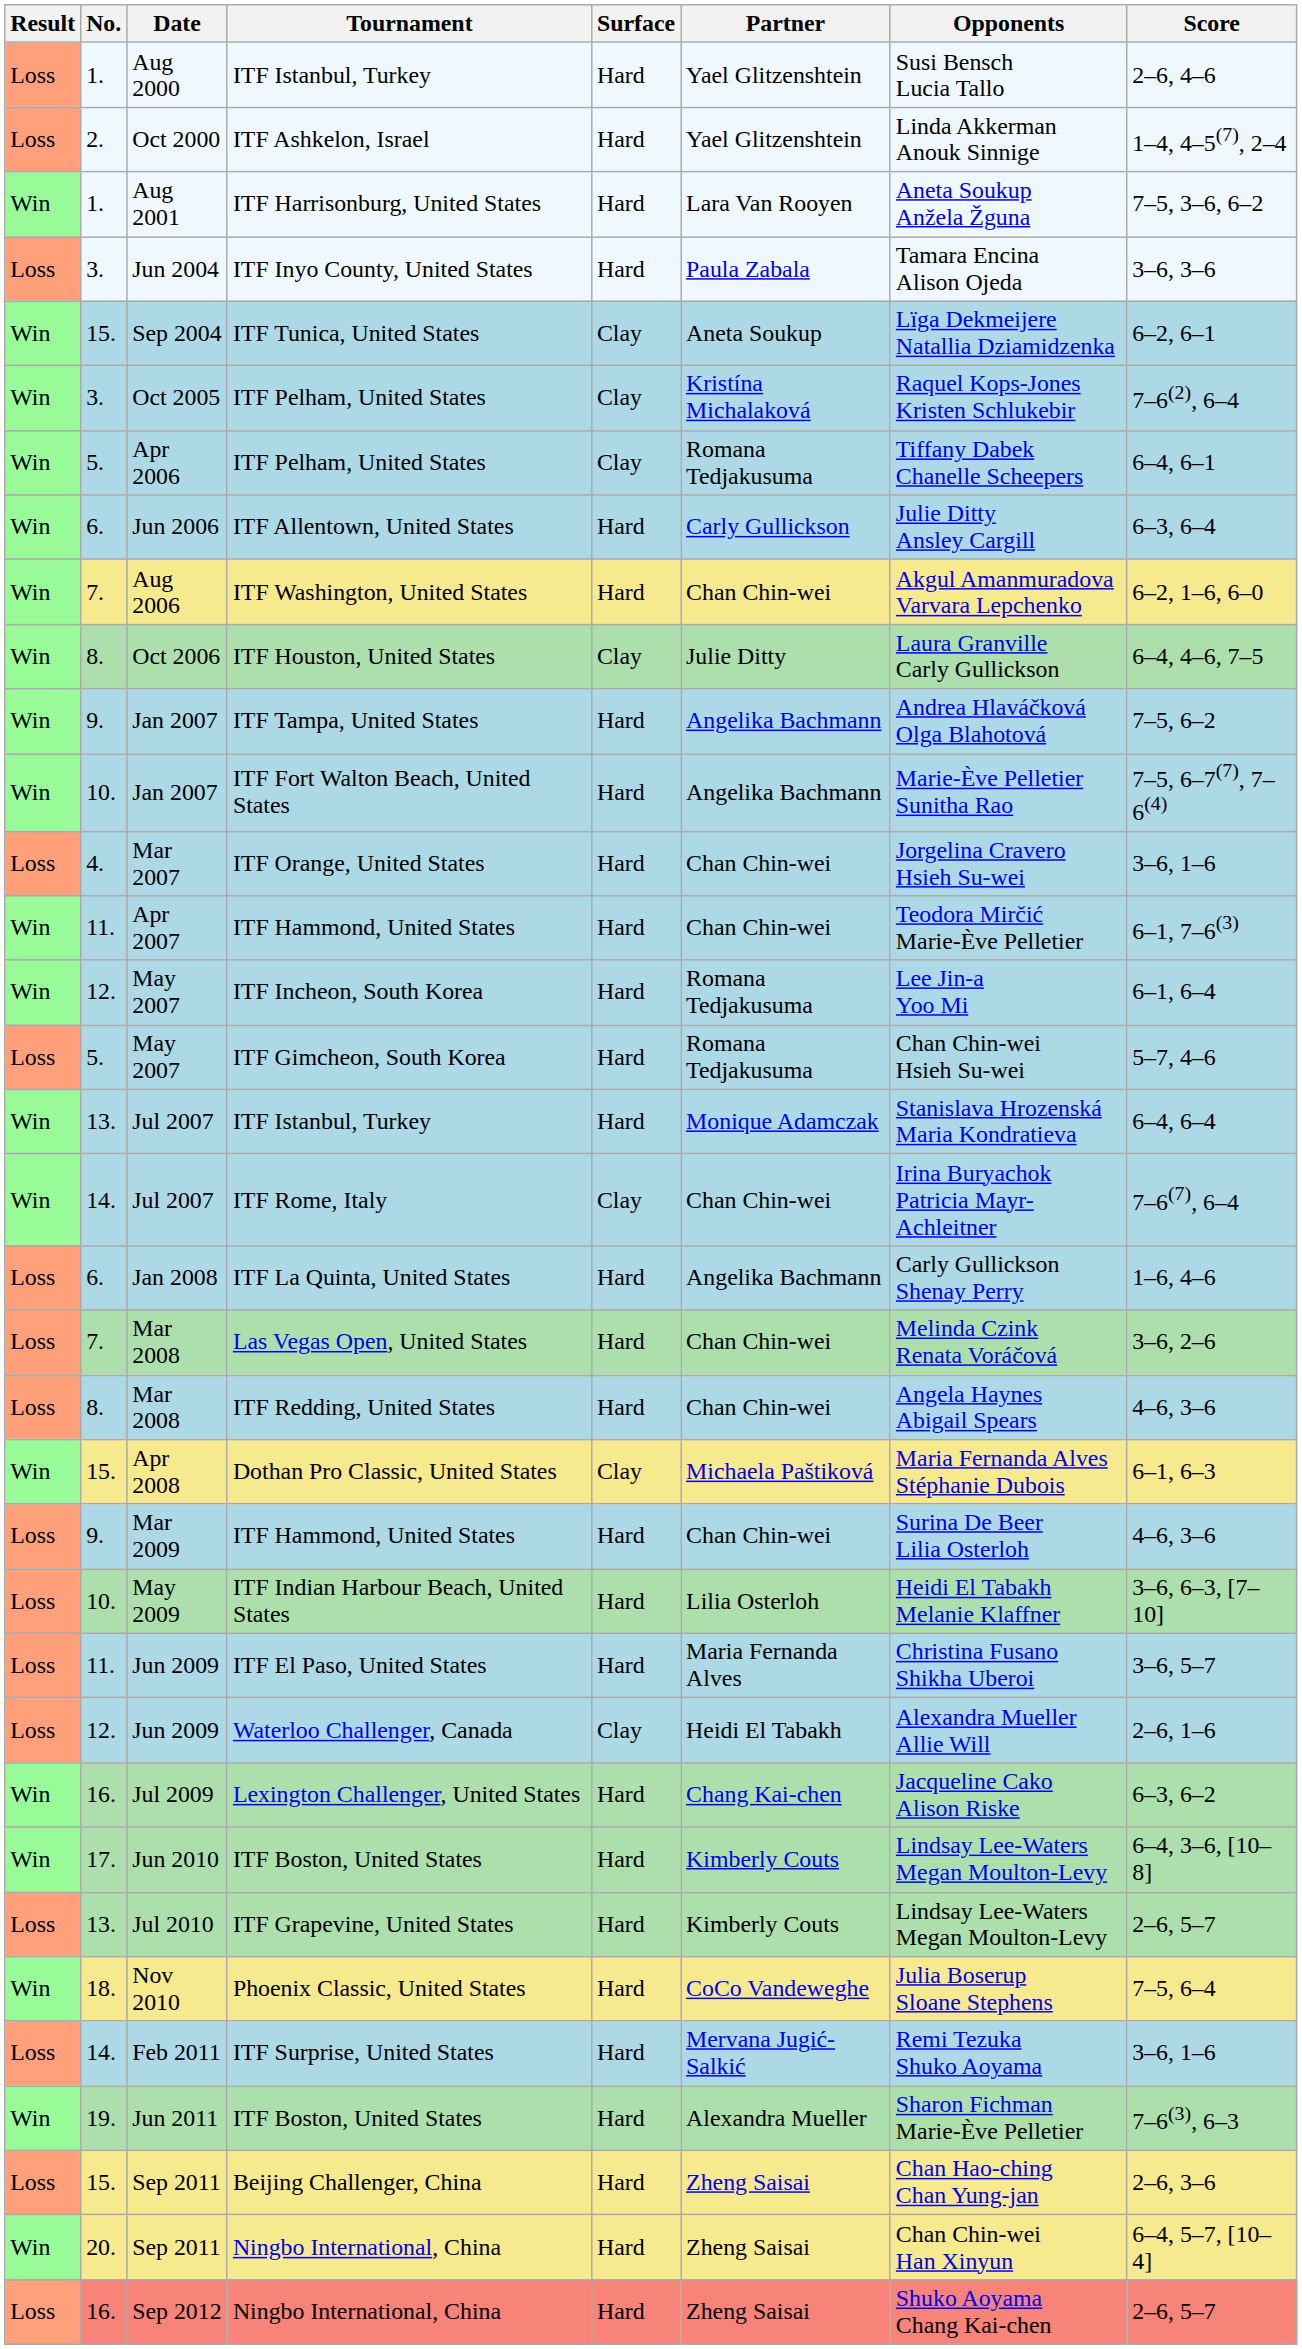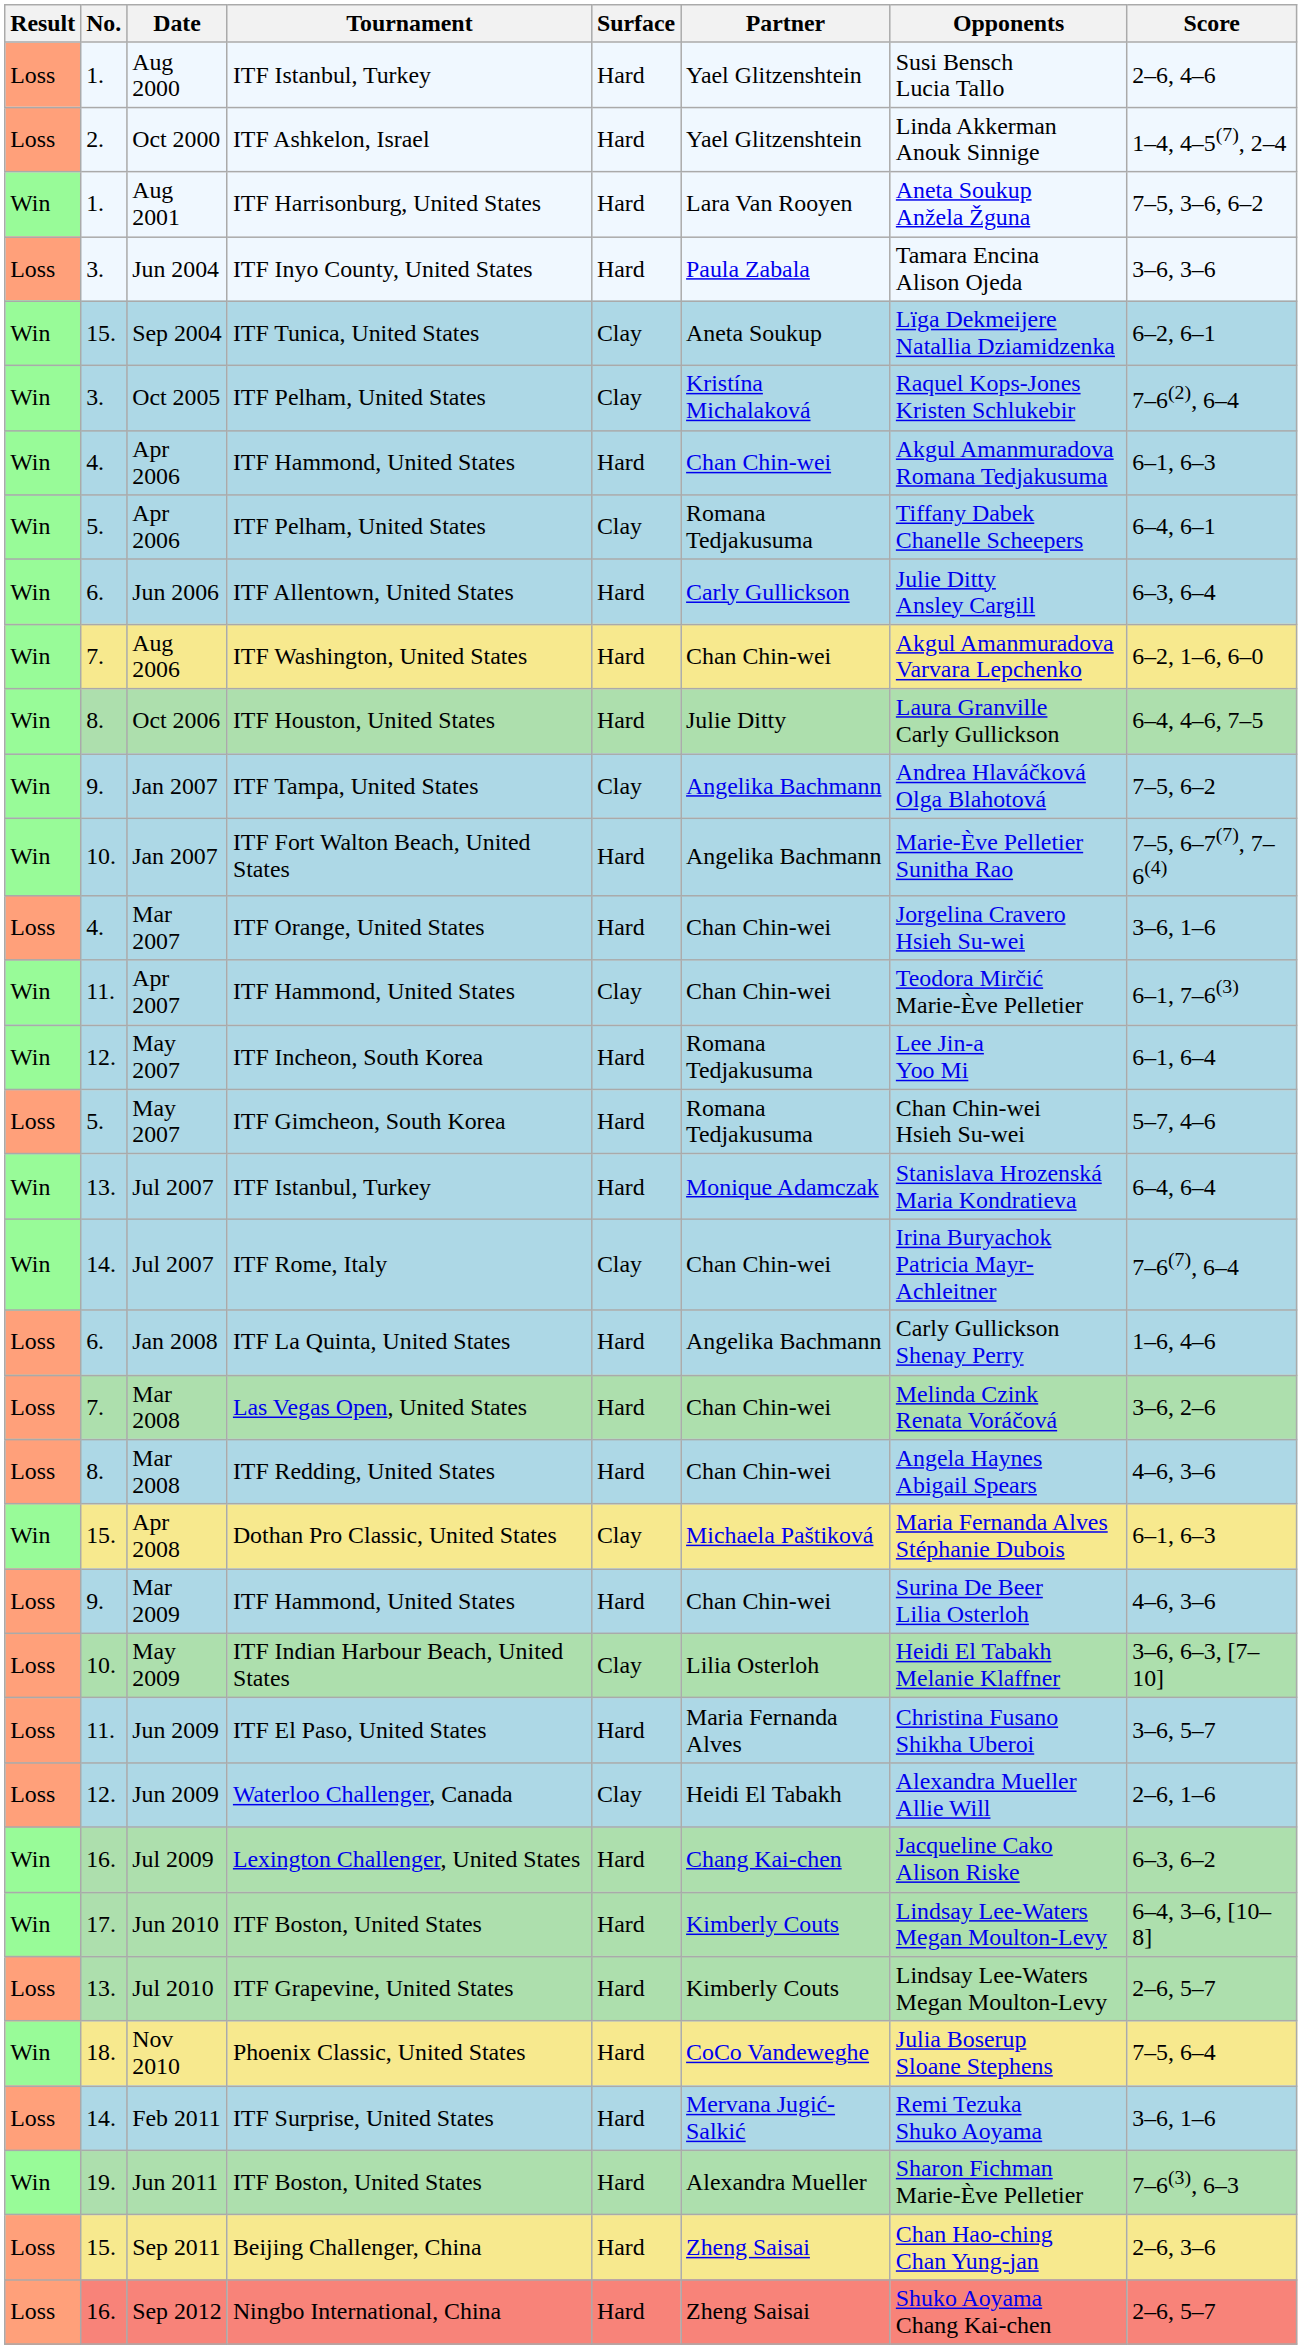+ row: (156, 462)
(619, 656) Clay -> (621, 720) Hard
(621, 720) Hard -> (619, 785) Clay
(621, 927) Hard -> (619, 992) Clay
(621, 1600) Hard -> (619, 1665) Clay
- row: (176, 2247)
